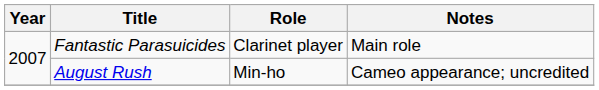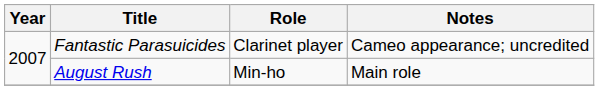(386, 45) Main role -> (470, 45) Cameo appearance; uncredited
(470, 72) Cameo appearance; uncredited -> (386, 72) Main role
